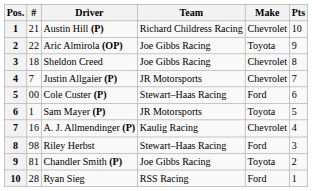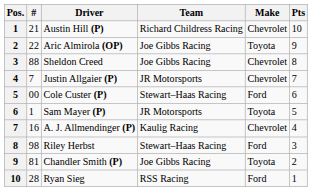(34, 62) 18 -> (34, 62) 88
